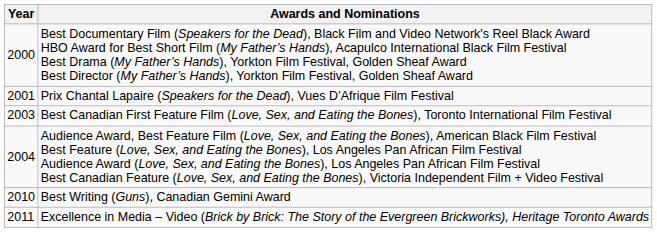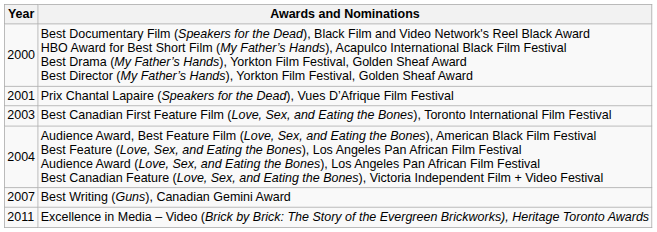(21, 197) 2010 -> (21, 197) 2007
